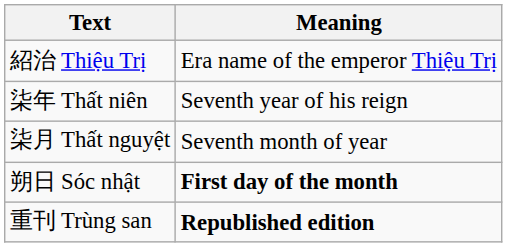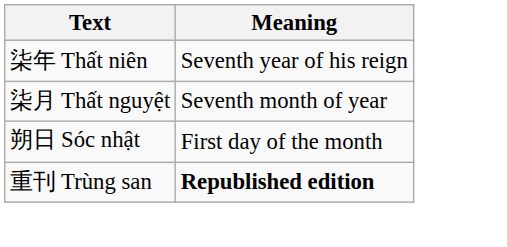- row: (78, 59)
(289, 181) bold -> (282, 141) normal
